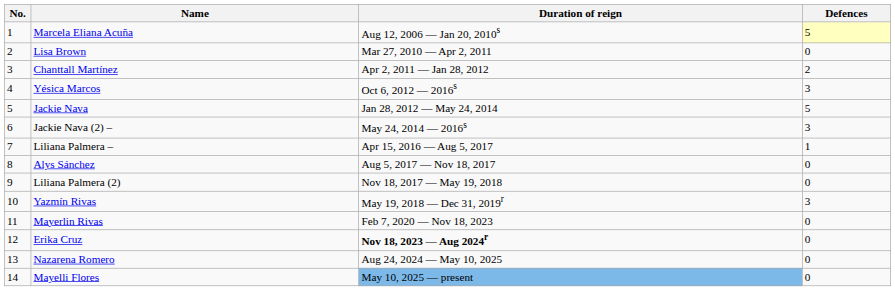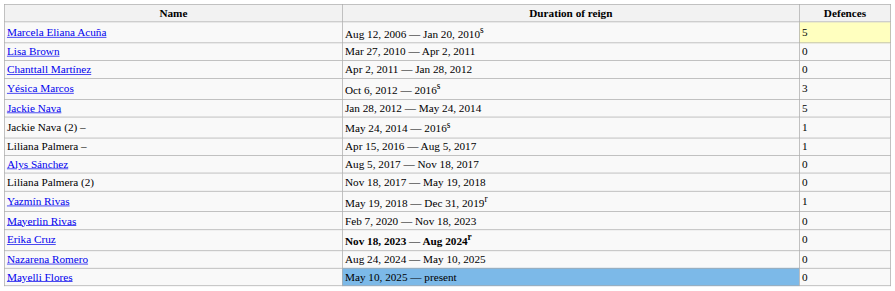- column: (18, 13)
(807, 69) 2 -> (805, 69) 0
(807, 127) 3 -> (805, 127) 1
(807, 201) 3 -> (805, 201) 1
